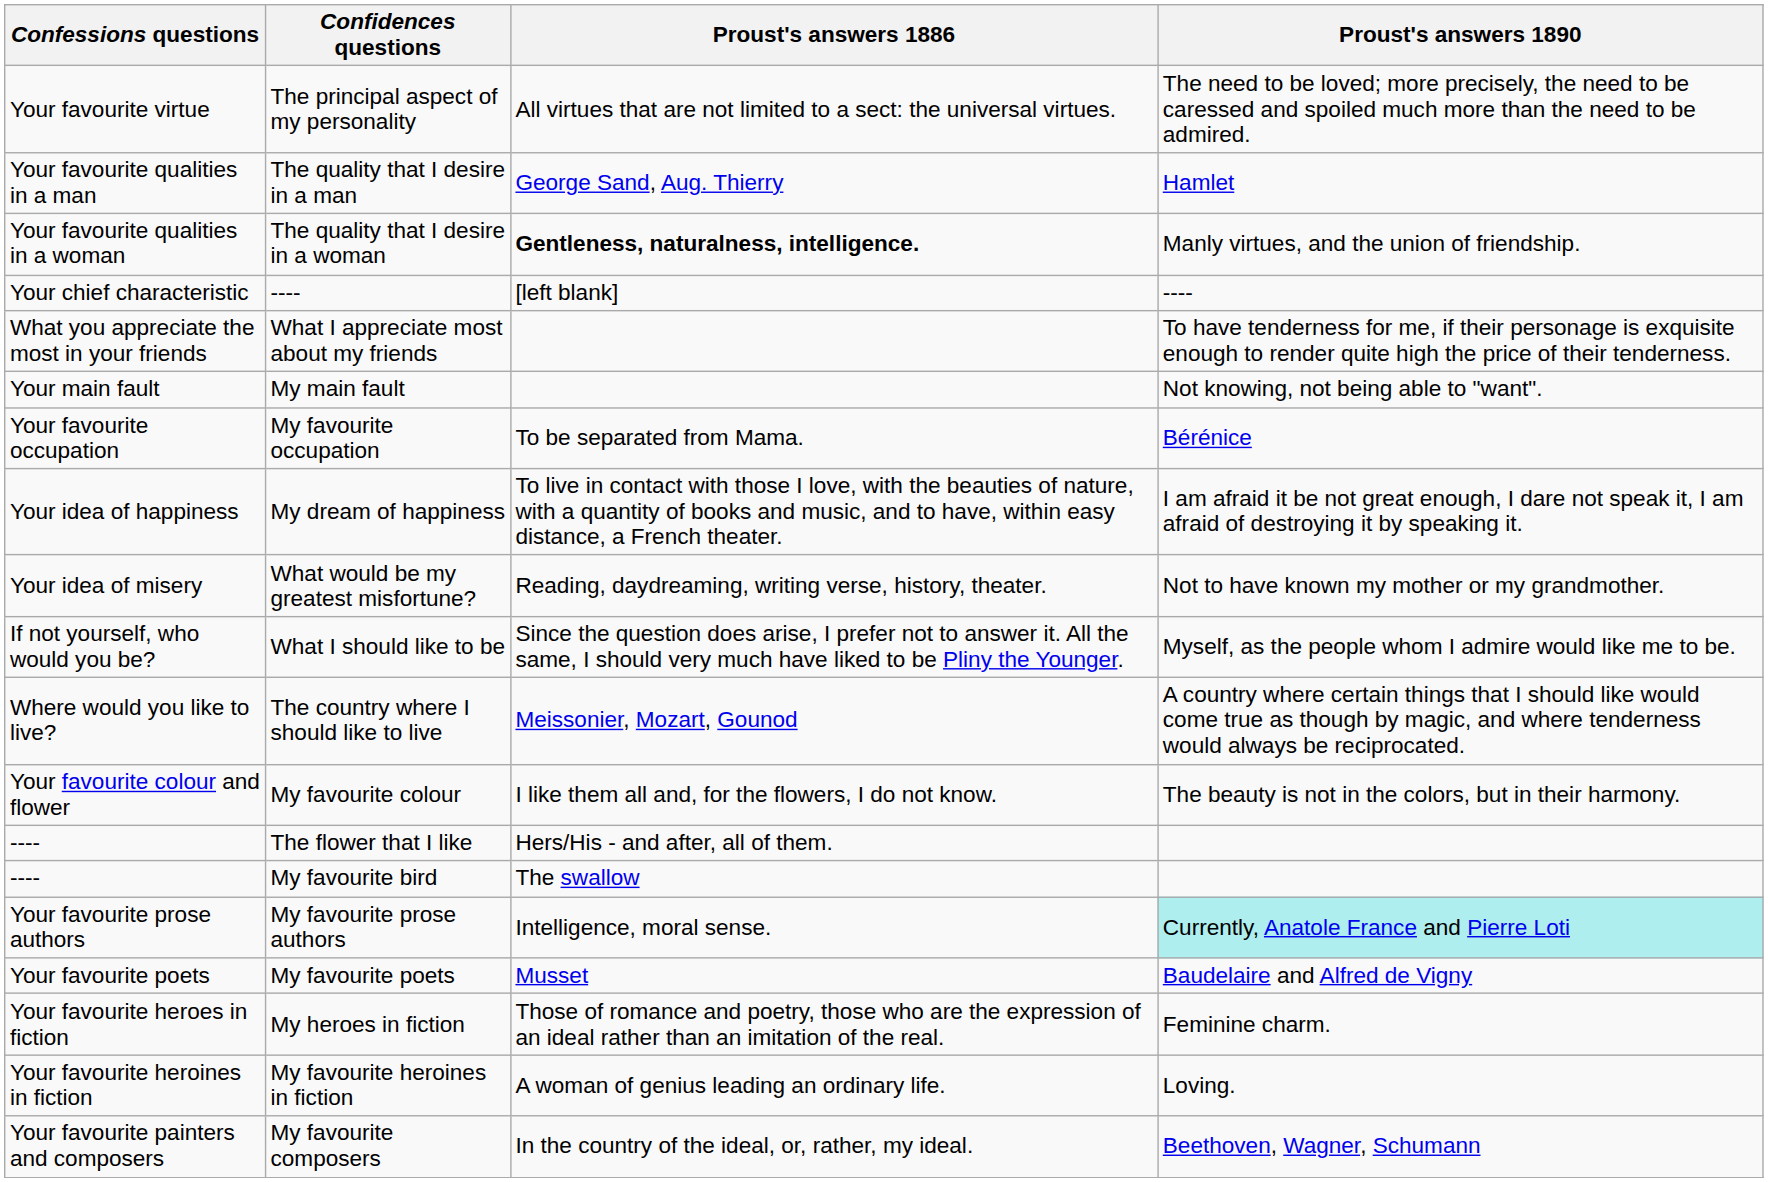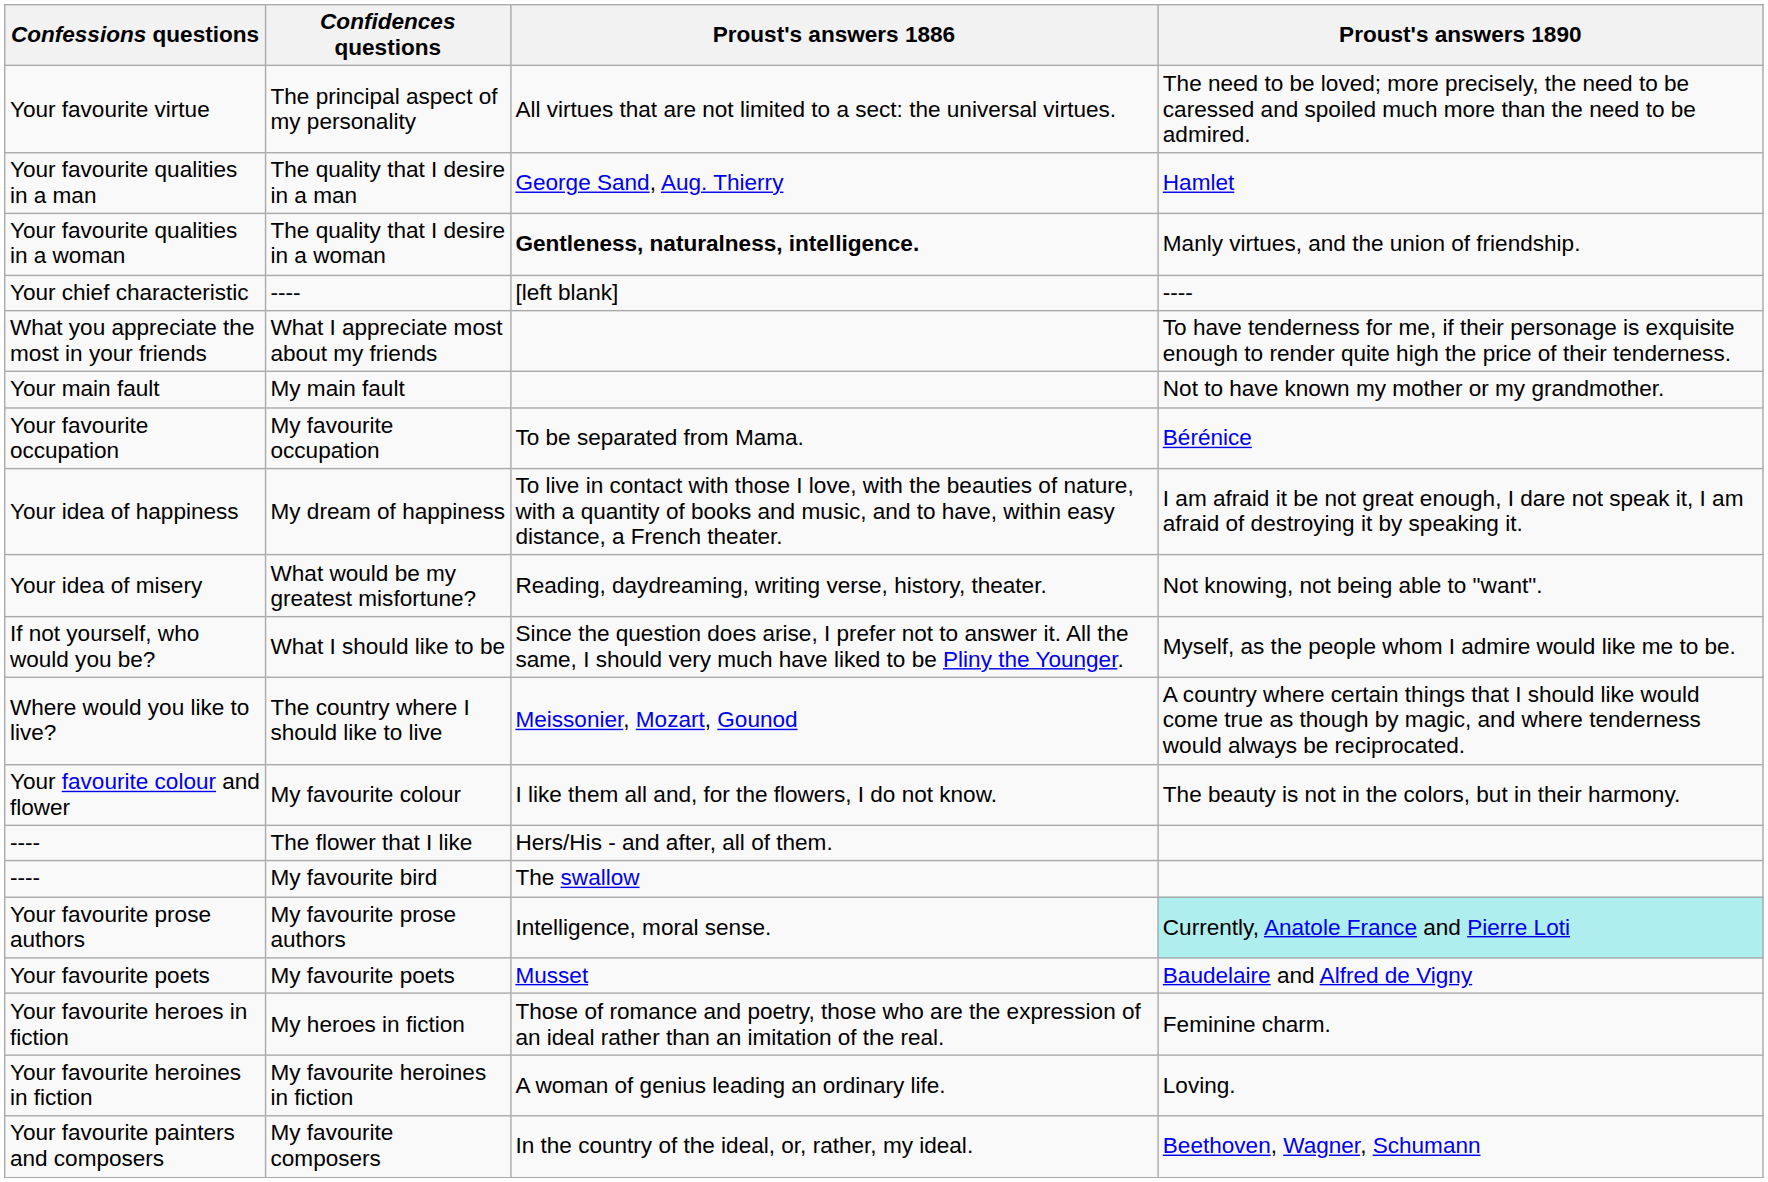(1353, 389) Not knowing, not being able to "want". -> (1414, 389) Not to have known my mother or my grandmother.
(1414, 585) Not to have known my mother or my grandmother. -> (1353, 585) Not knowing, not being able to "want".
